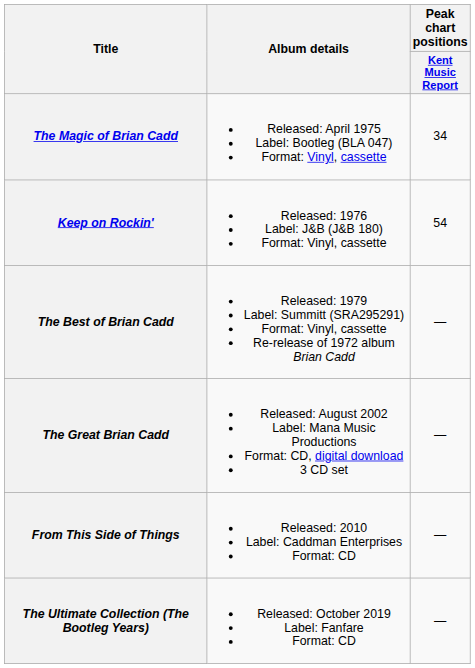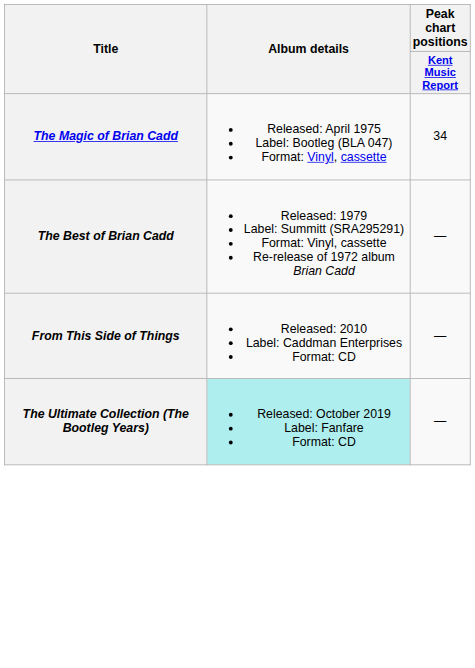- row: (106, 222)
- row: (106, 435)
(309, 628) no background -> (309, 429) paleturquoise background
